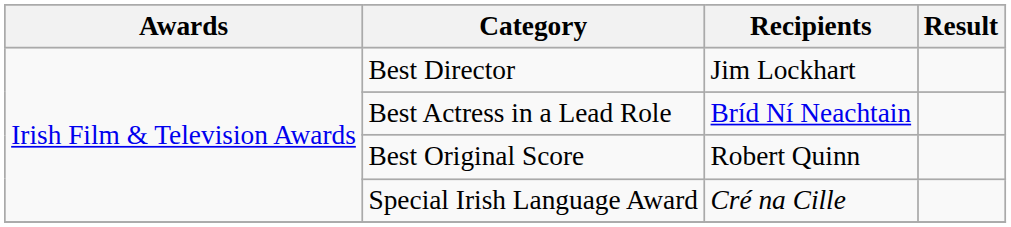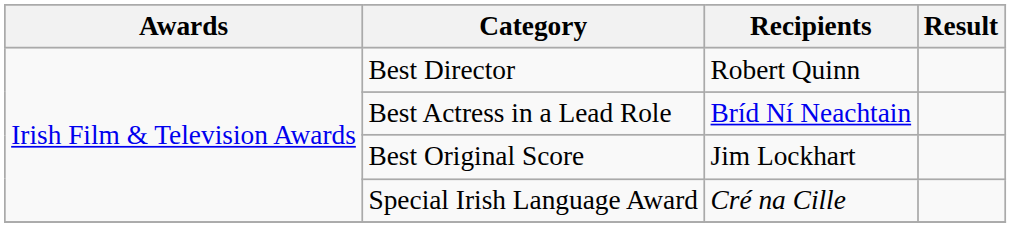(783, 69) Jim Lockhart -> (785, 69) Robert Quinn
(785, 156) Robert Quinn -> (783, 156) Jim Lockhart
